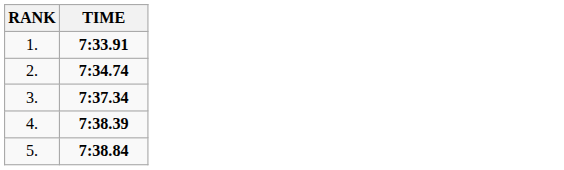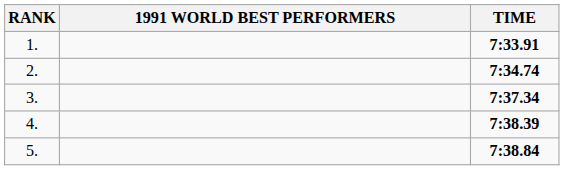+ column: (265, 18)
